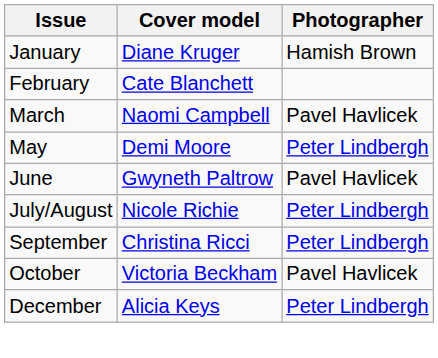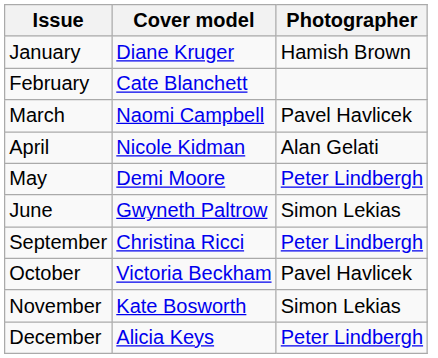+ row: (29, 147)
(352, 178) Pavel Havlicek -> (341, 210) Simon Lekias
- row: (61, 210)
+ row: (55, 305)
